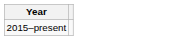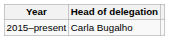+ column: (114, 12)
